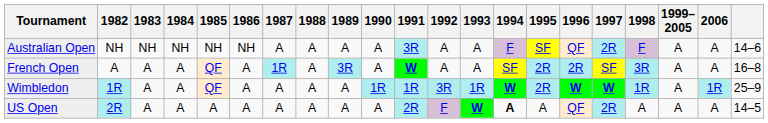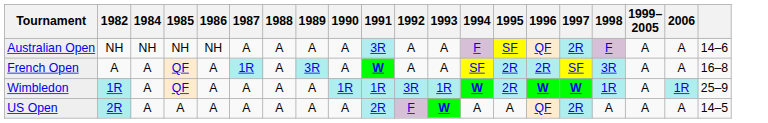- column: (147, 21)
(510, 107) bold -> (477, 107) normal
